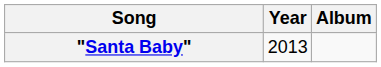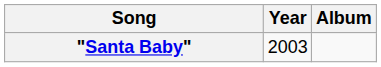(288, 47) 2013 -> (288, 47) 2003
